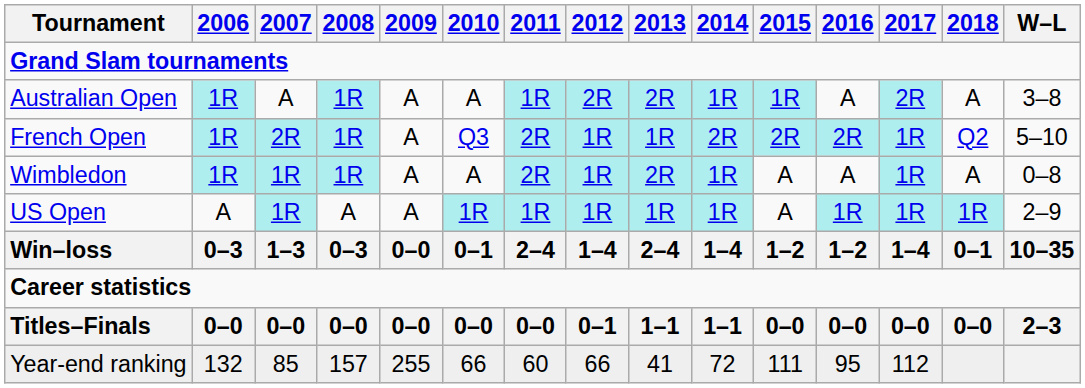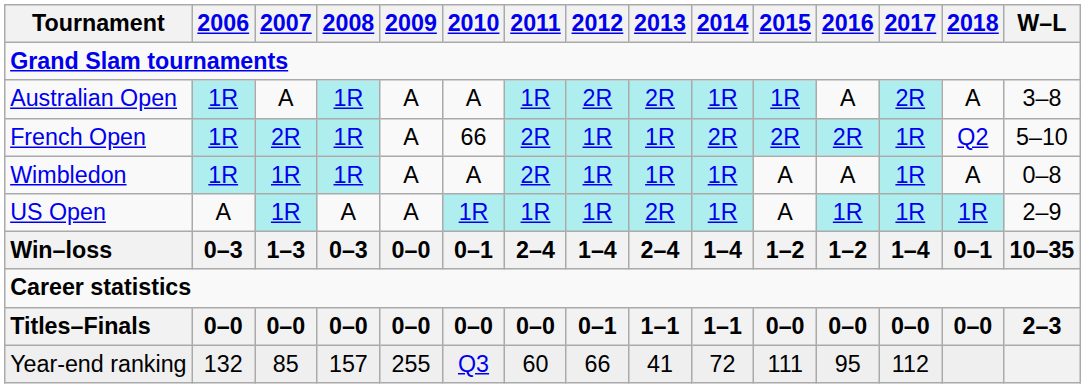(474, 136) Q3 -> (474, 136) 66
(660, 174) 2R -> (660, 174) 1R
(660, 211) 1R -> (660, 211) 2R
(474, 362) 66 -> (474, 362) Q3
